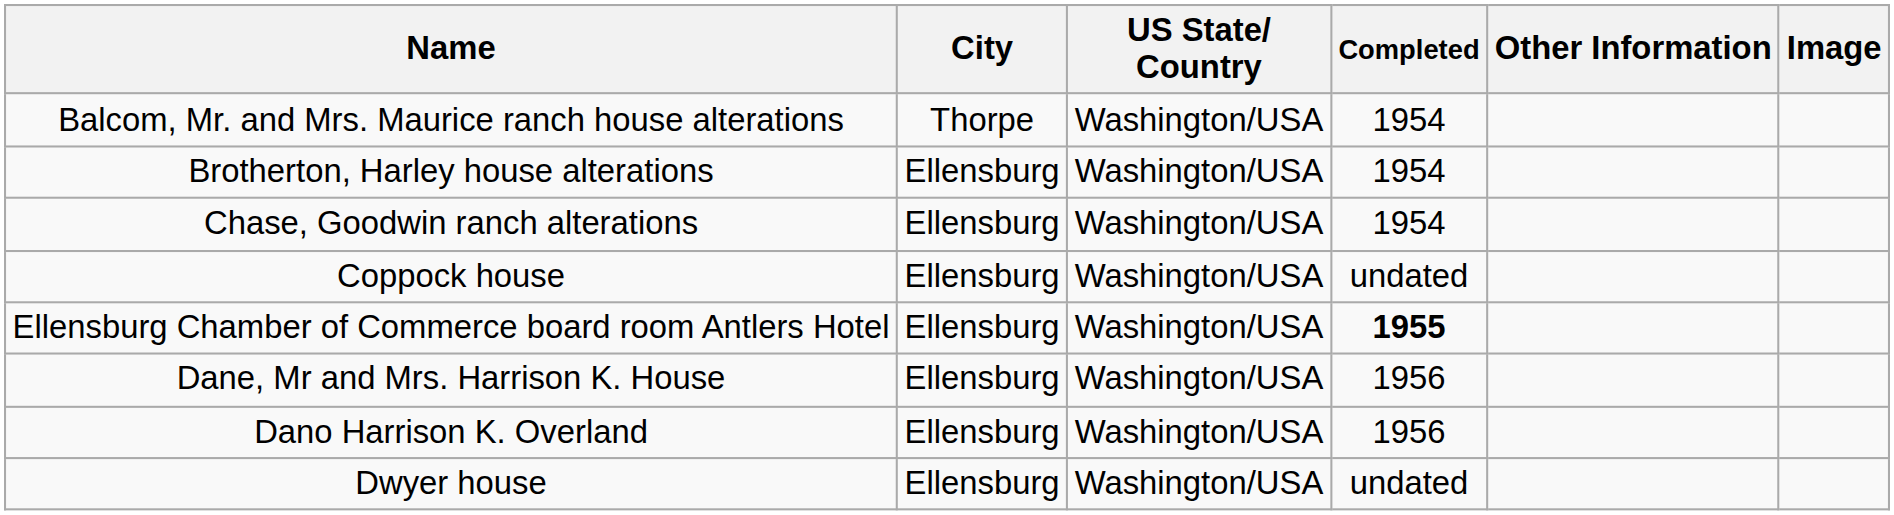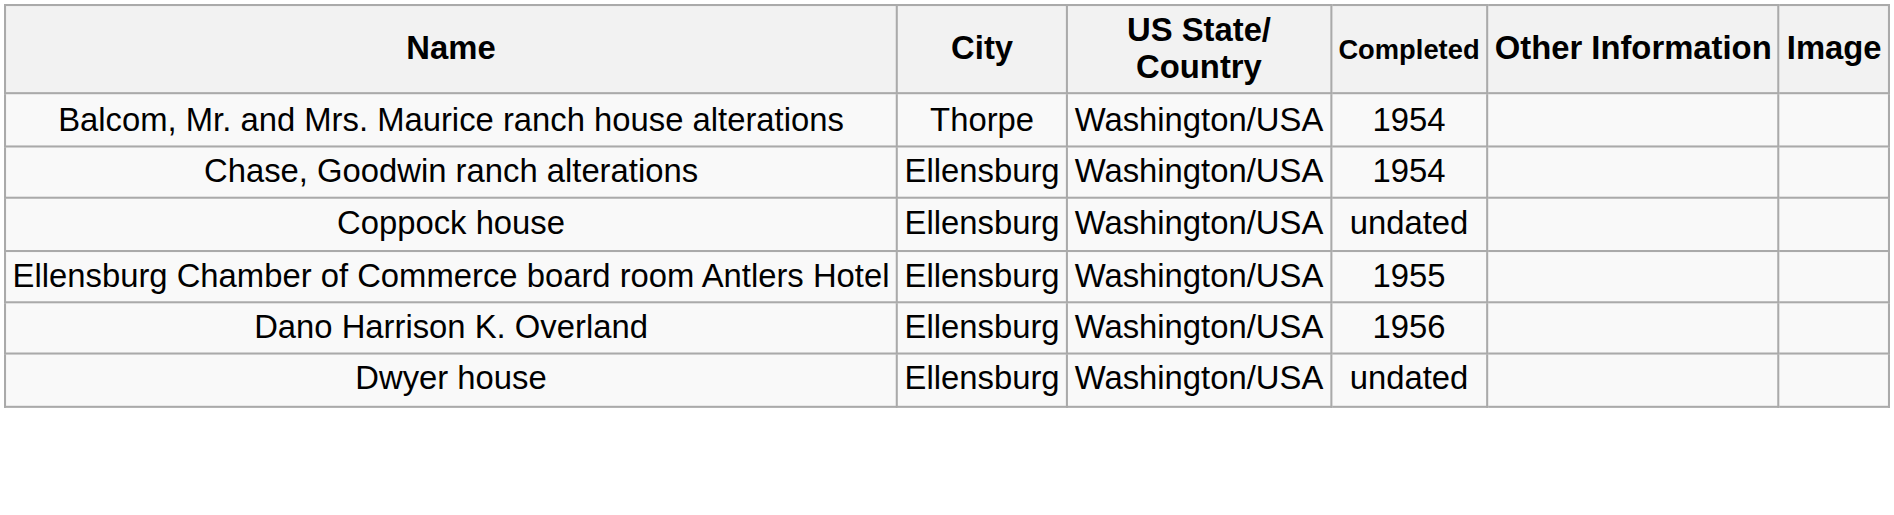- row: (451, 171)
(1409, 327) bold -> (1409, 275) normal
- row: (451, 379)
